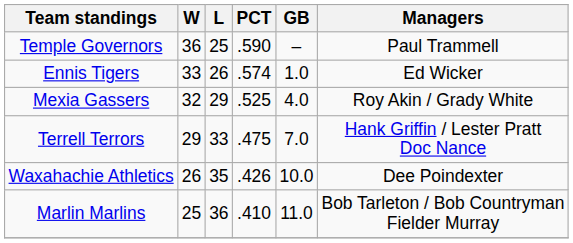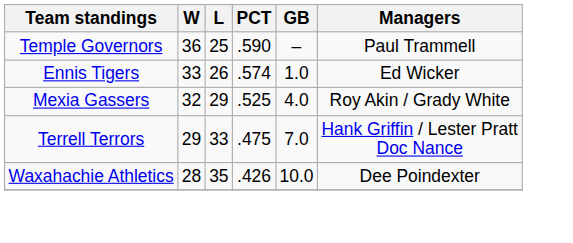(191, 176) 26 -> (191, 176) 28
- row: (91, 213)
